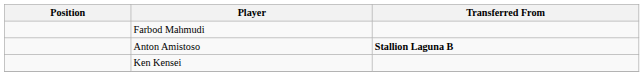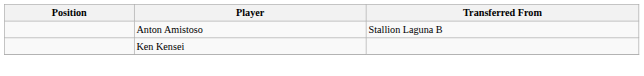- row: (169, 29)
(414, 46) bold -> (406, 29) normal
